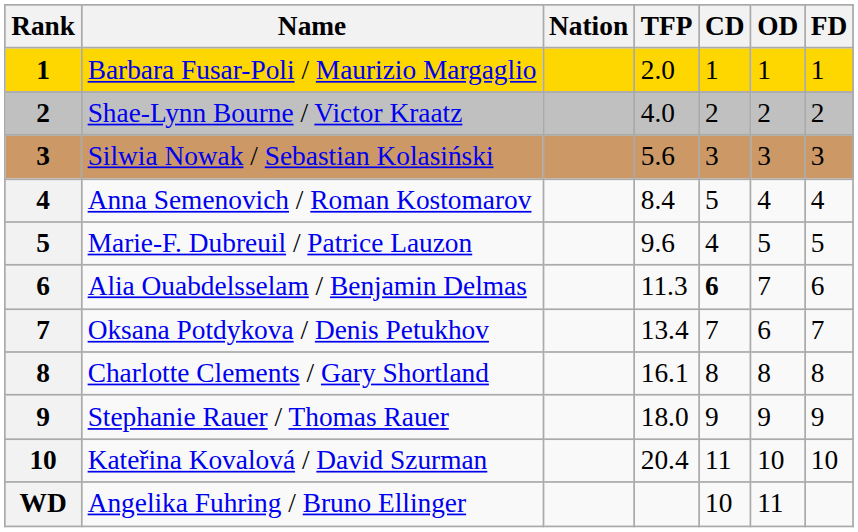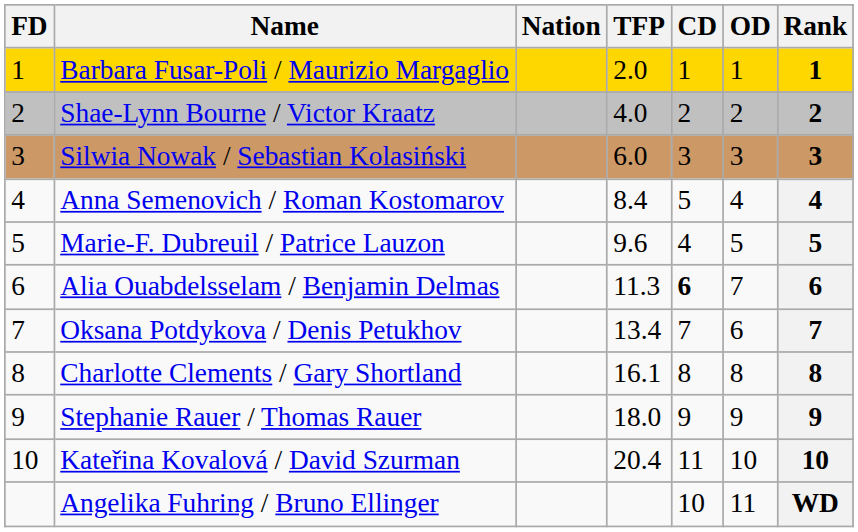columns swapped: (43, 26) <-> (829, 26)
(658, 156) 5.6 -> (630, 156) 6.0
